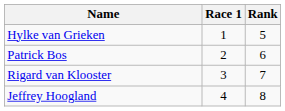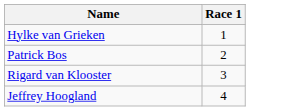- column: (263, 14)
